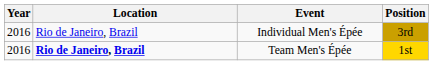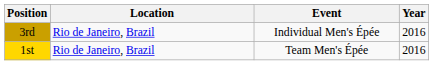columns swapped: (19, 13) <-> (405, 13)
(90, 50) bold -> (104, 50) normal
